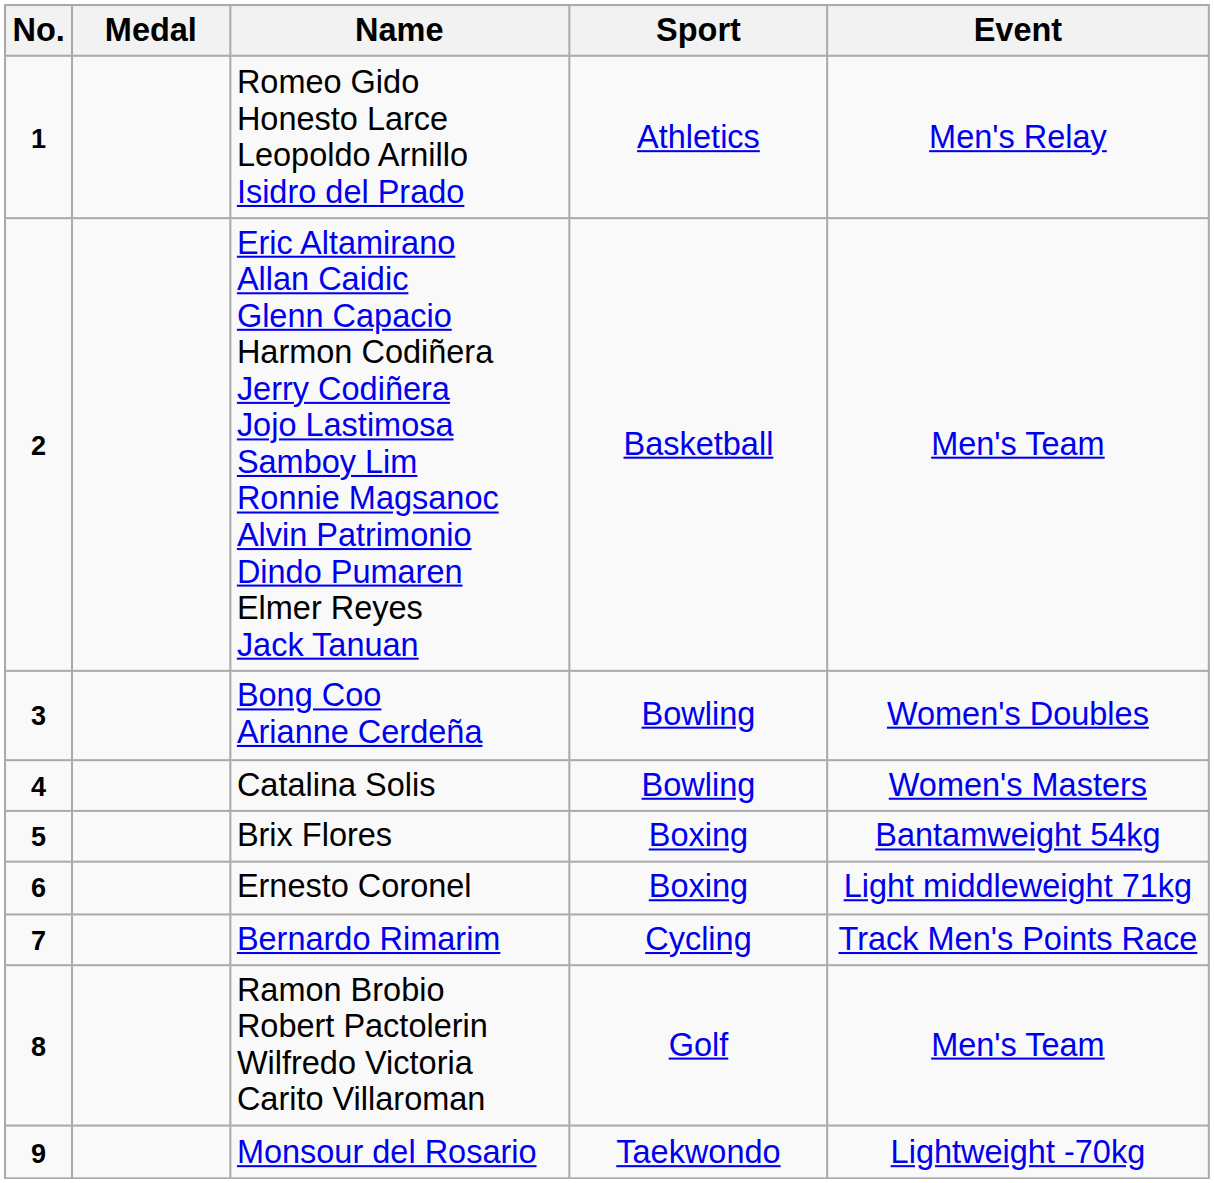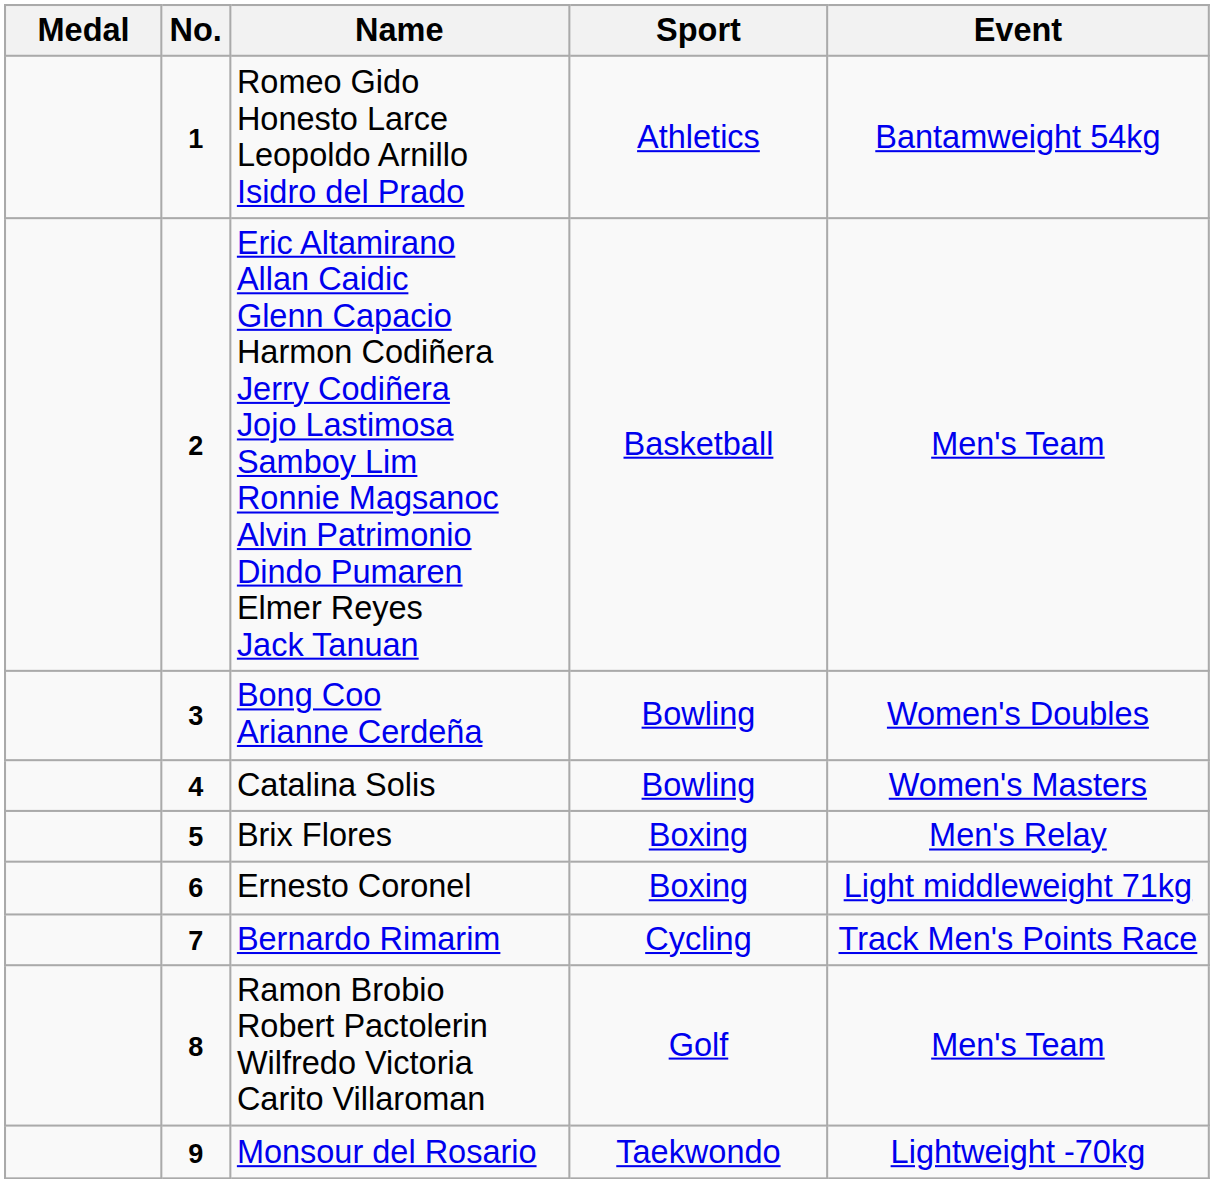columns swapped: (39, 30) <-> (151, 30)
(1018, 136) Men's Relay -> (1018, 136) Bantamweight 54kg
(1018, 835) Bantamweight 54kg -> (1018, 835) Men's Relay
